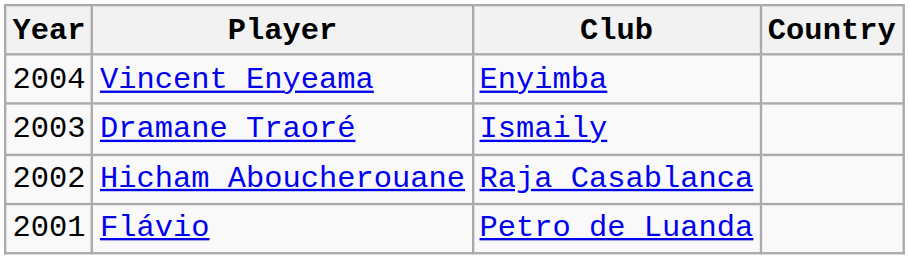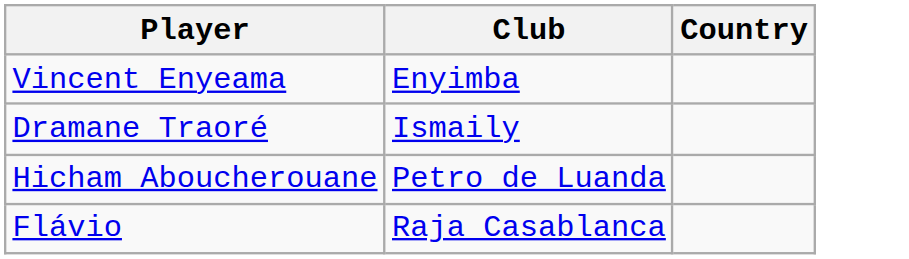- column: (49, 30)
(616, 179) Raja Casablanca -> (529, 179) Petro de Luanda
(616, 228) Petro de Luanda -> (529, 228) Raja Casablanca
